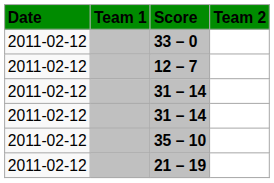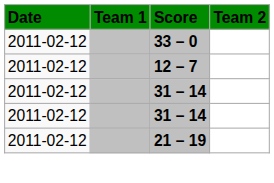- row: (47, 141)
